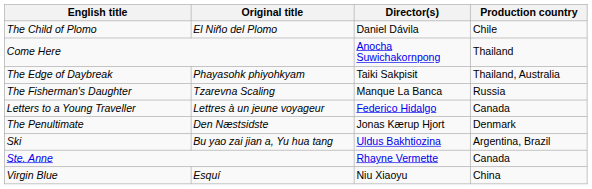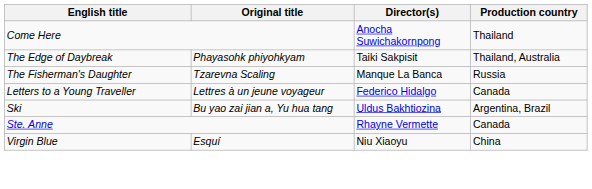- row: (52, 29)
- row: (45, 125)
